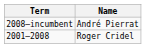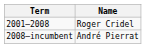rows swapped: (28, 37) <-> (40, 24)
